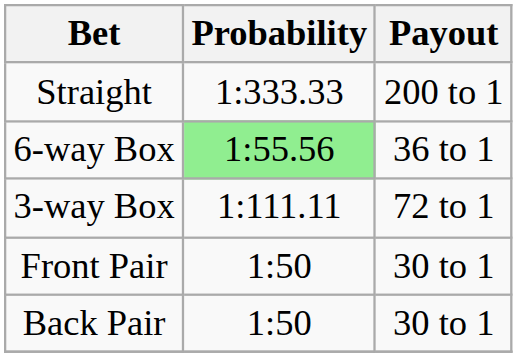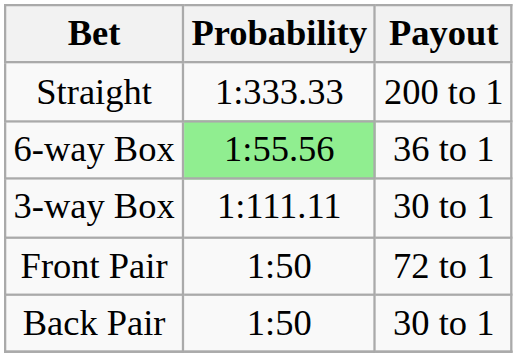(444, 206) 72 to 1 -> (444, 206) 30 to 1
(444, 264) 30 to 1 -> (444, 264) 72 to 1
